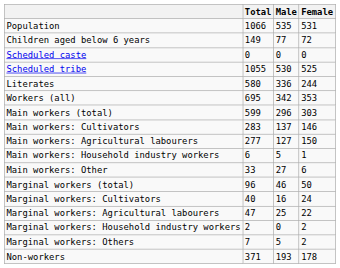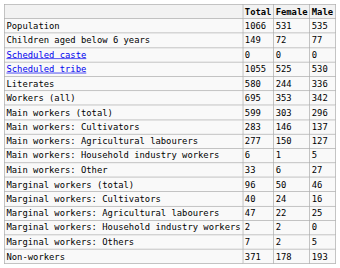columns swapped: (286, 12) <-> (317, 12)
